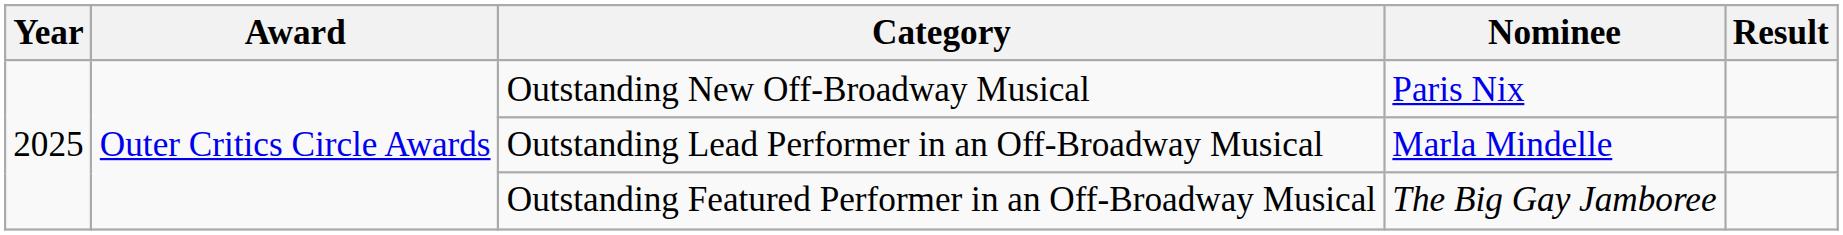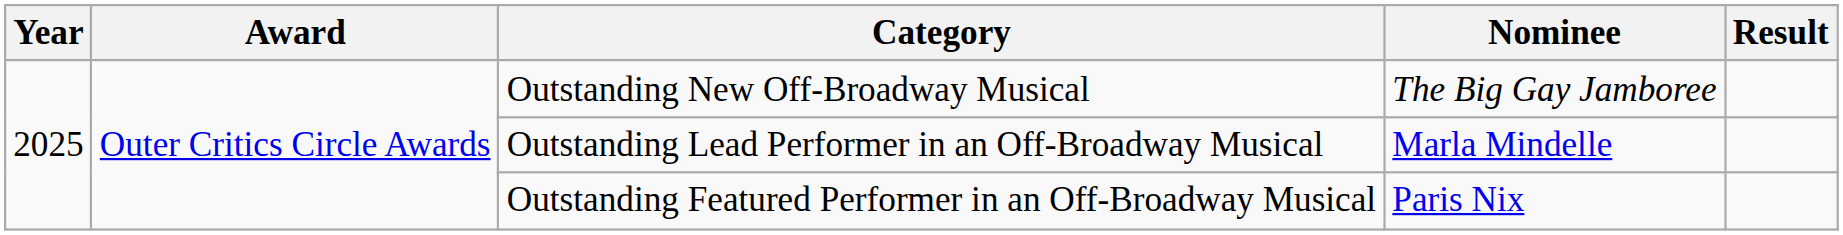(1458, 88) Paris Nix -> (1554, 88) The Big Gay Jamboree
(1554, 199) The Big Gay Jamboree -> (1458, 199) Paris Nix
